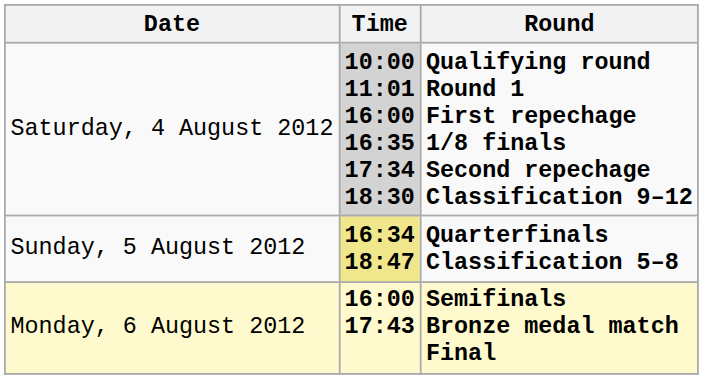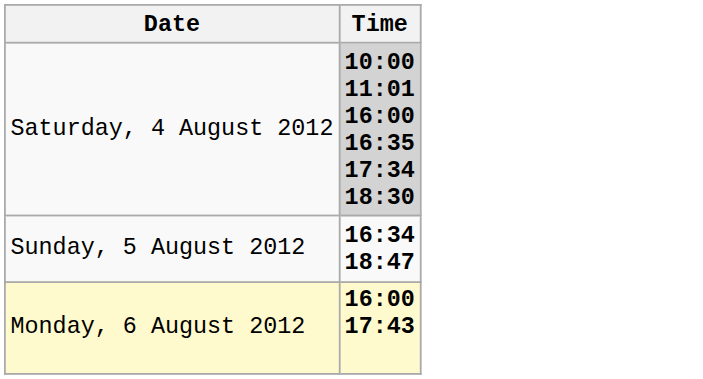- column: (559, 24)
(380, 249) khaki background -> (380, 249) no background
